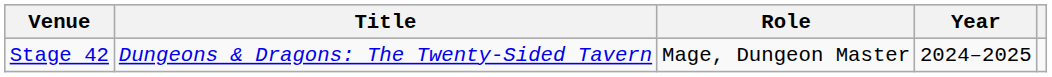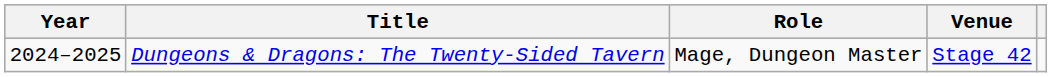columns swapped: (976, 22) <-> (59, 22)
